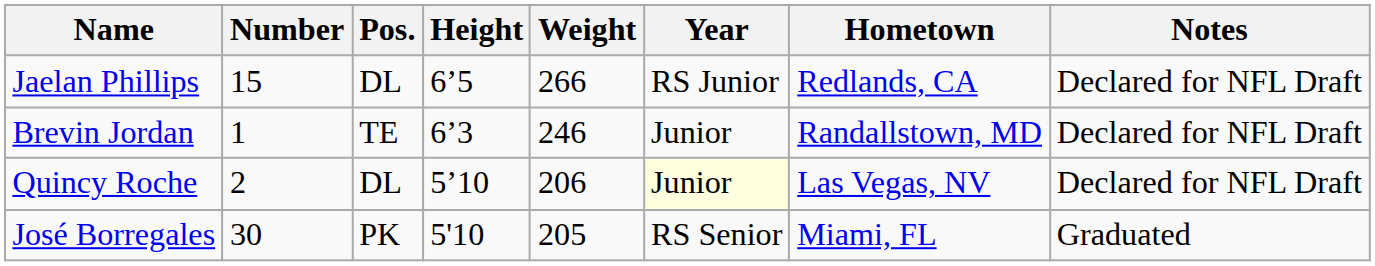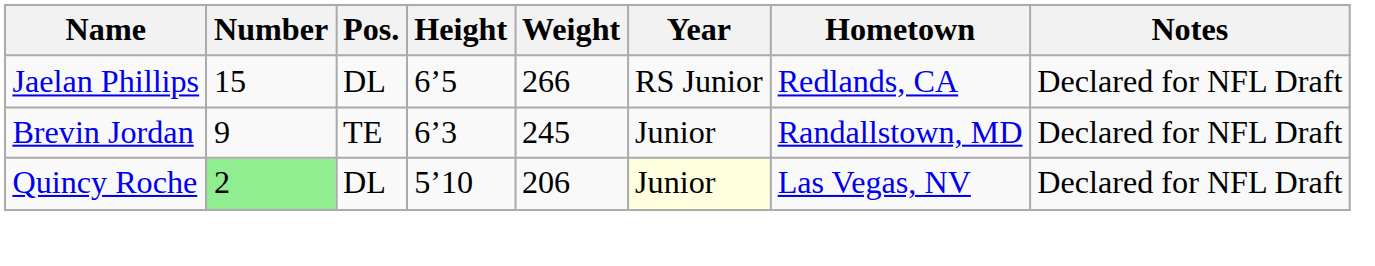(238, 132) 1 -> (222, 132) 9
(562, 132) 246 -> (546, 132) 245
(238, 183) no background -> (222, 183) lightgreen background
- row: (114, 234)
